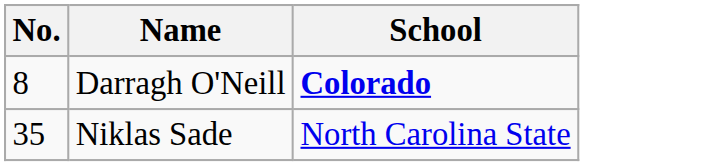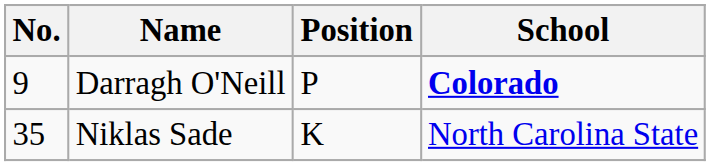+ column: (357, 30)
(21, 82) 8 -> (21, 82) 9
